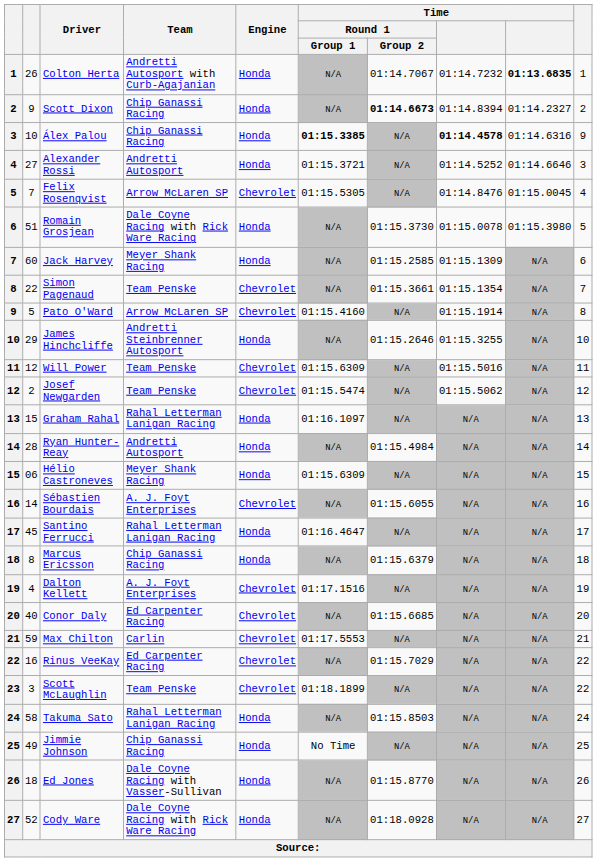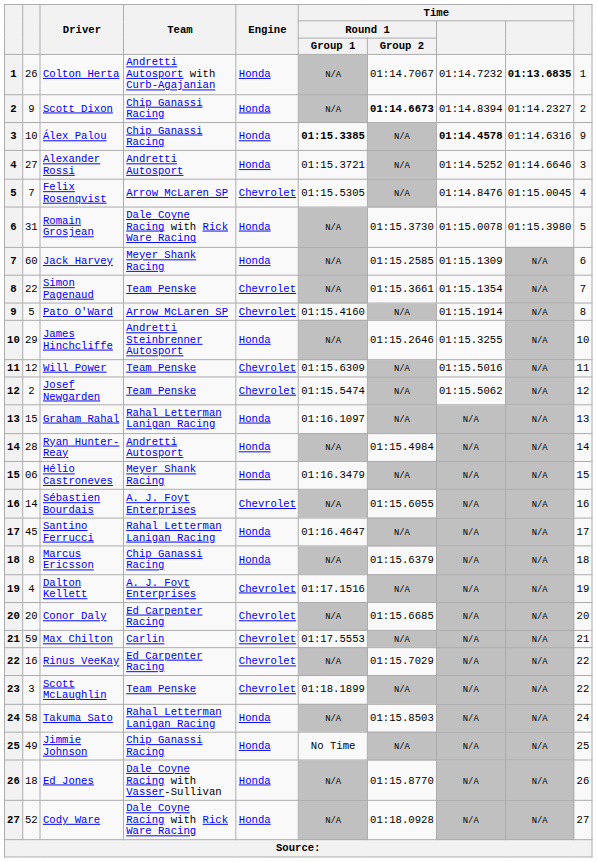(31, 227) 51 -> (31, 227) 31
(333, 476) 01:15.6309 -> (333, 476) 01:16.3479
(31, 617) 40 -> (31, 617) 20
